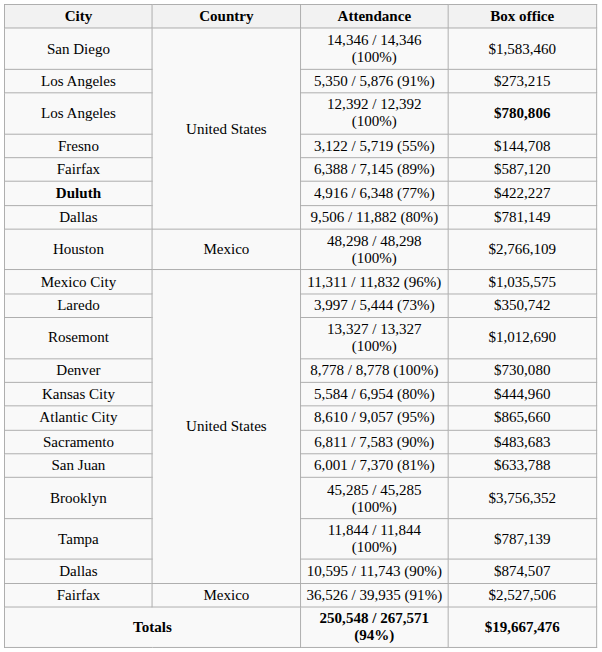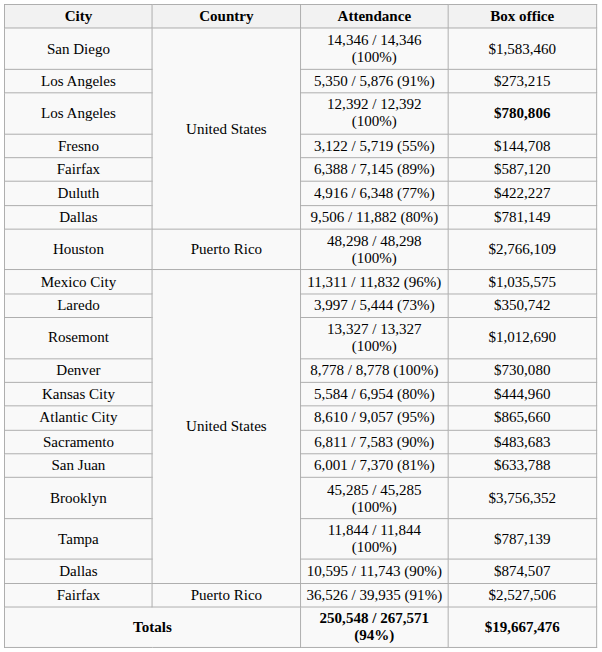(78, 193) bold -> (78, 193) normal
(226, 249) Mexico -> (226, 249) Puerto Rico
(226, 594) Mexico -> (226, 594) Puerto Rico
